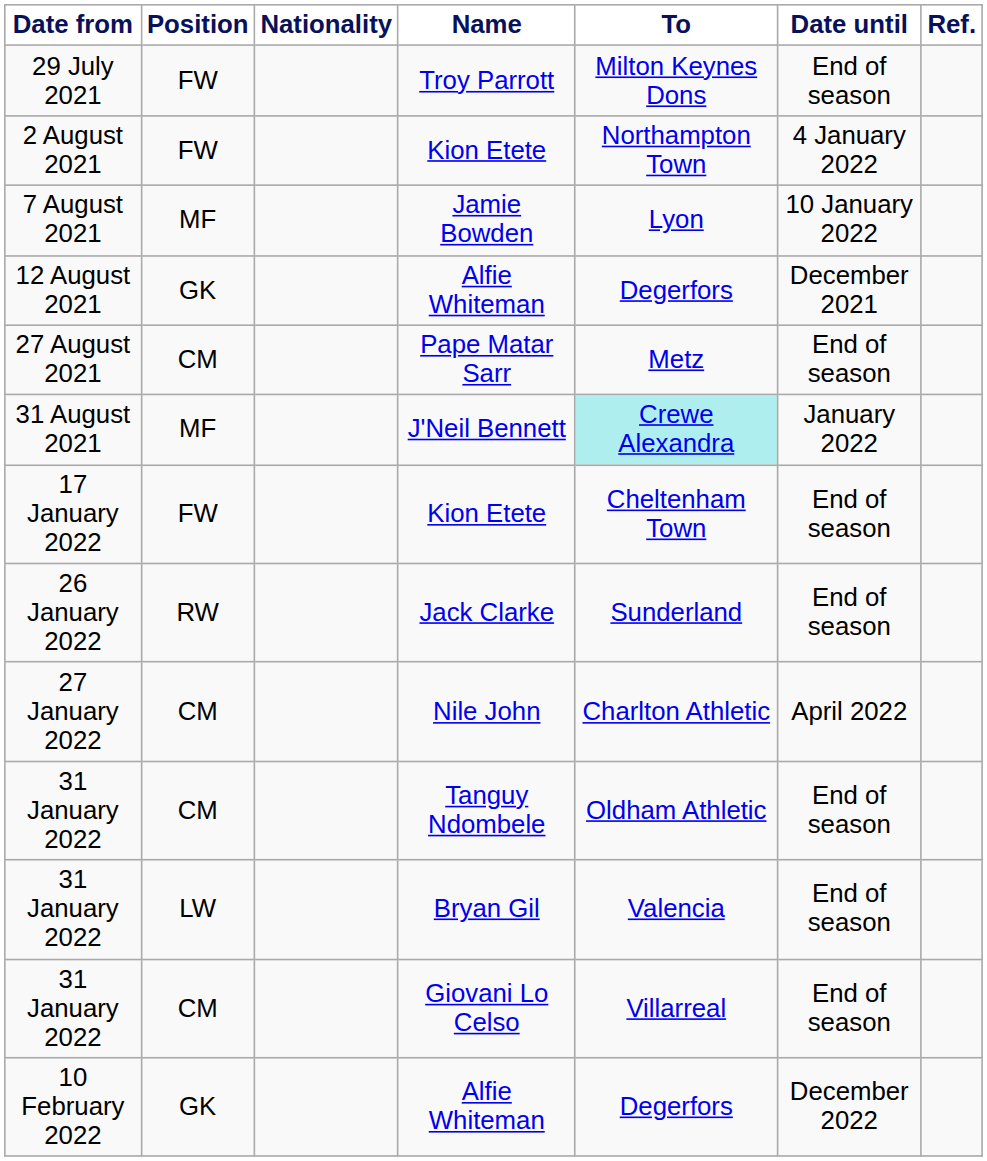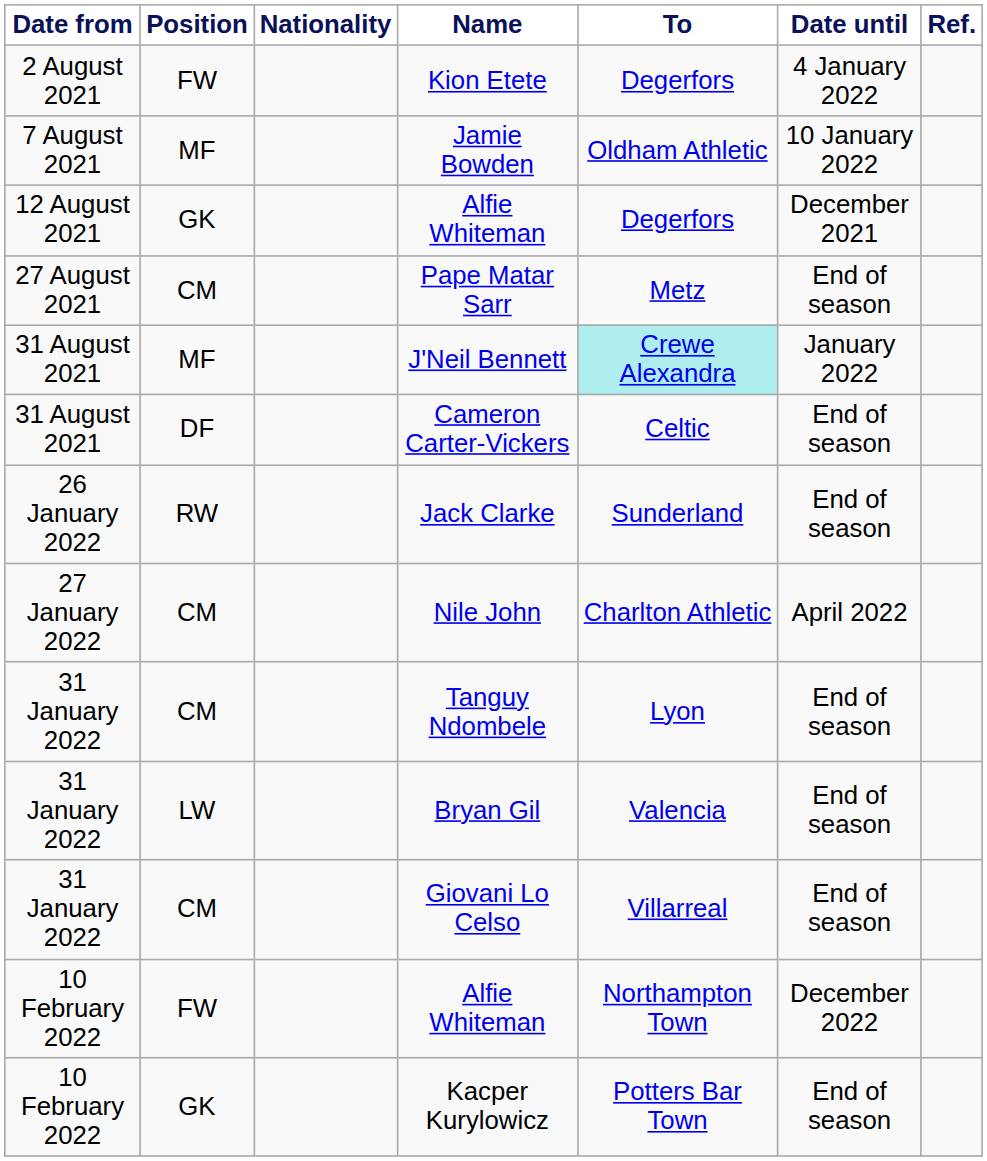- row: (73, 80)
(676, 150) Northampton Town -> (677, 80) Degerfors
(676, 219) Lyon -> (677, 150) Oldham Athletic
+ row: (73, 429)
- row: (73, 513)
(676, 810) Oldham Athletic -> (677, 711) Lyon
(198, 1106) GK -> (197, 1007) FW
(676, 1106) Degerfors -> (677, 1007) Northampton Town
+ row: (73, 1106)
